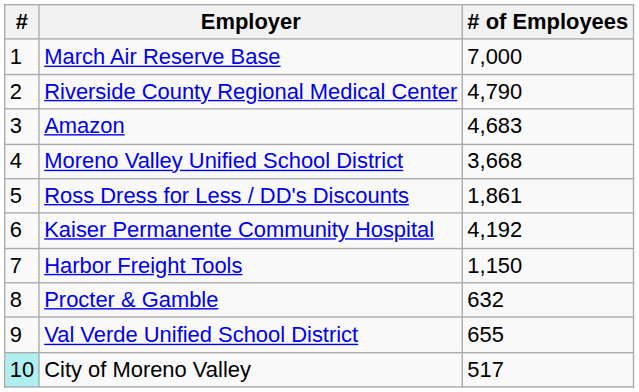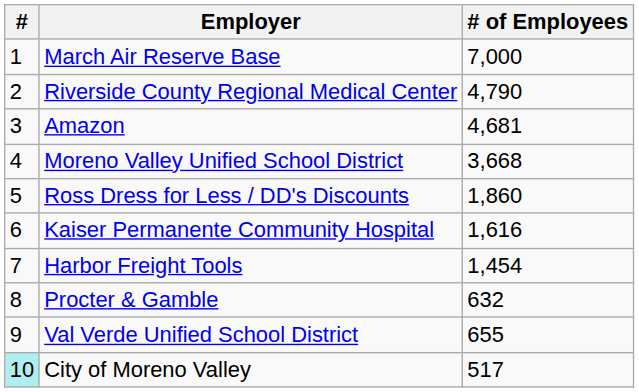(495, 126) 4,683 -> (495, 126) 4,681
(495, 195) 1,861 -> (495, 195) 1,860
(495, 230) 4,192 -> (495, 230) 1,616
(495, 265) 1,150 -> (495, 265) 1,454
